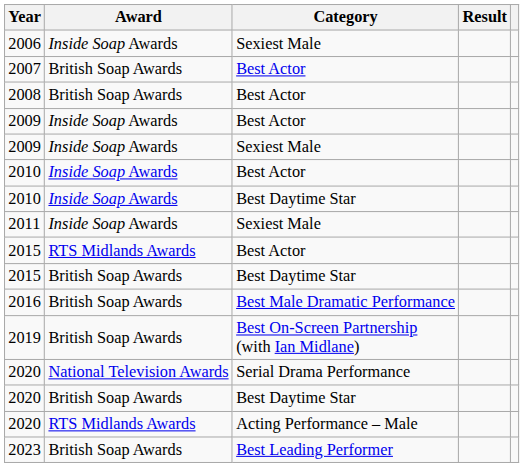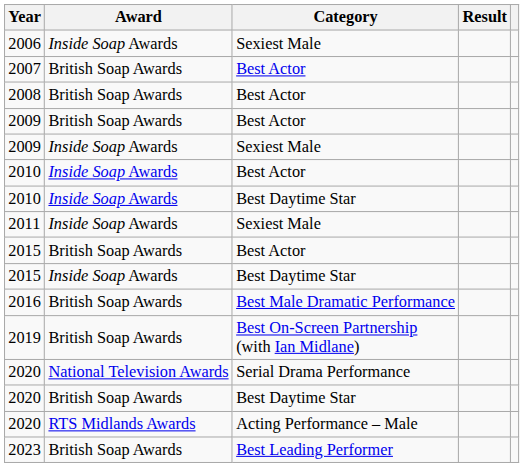(113, 120) Inside Soap Awards -> (115, 120) British Soap Awards
(122, 250) RTS Midlands Awards -> (115, 250) British Soap Awards
(115, 276) British Soap Awards -> (113, 276) Inside Soap Awards
